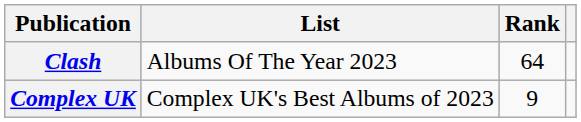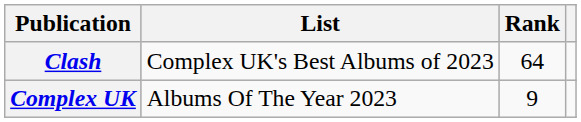(272, 60) Albums Of The Year 2023 -> (320, 60) Complex UK's Best Albums of 2023
(320, 98) Complex UK's Best Albums of 2023 -> (272, 98) Albums Of The Year 2023
